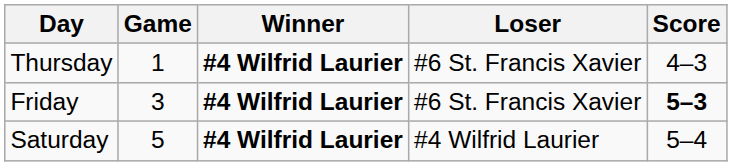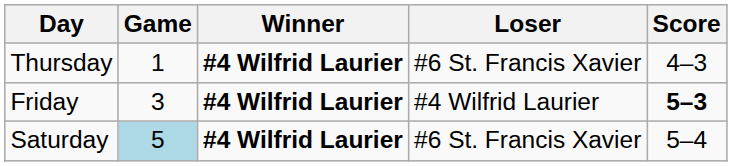(528, 101) #6 St. Francis Xavier -> (507, 101) #4 Wilfrid Laurier
(158, 140) no background -> (158, 140) lightblue background
(507, 140) #4 Wilfrid Laurier -> (528, 140) #6 St. Francis Xavier
